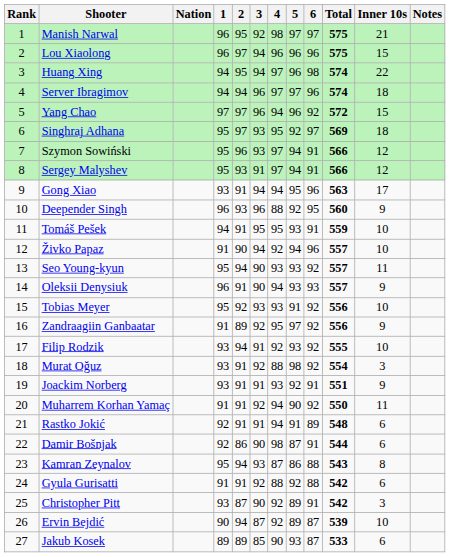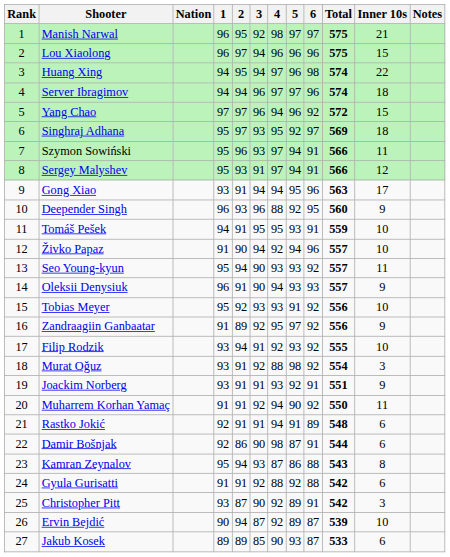(382, 151) 12 -> (382, 151) 11
